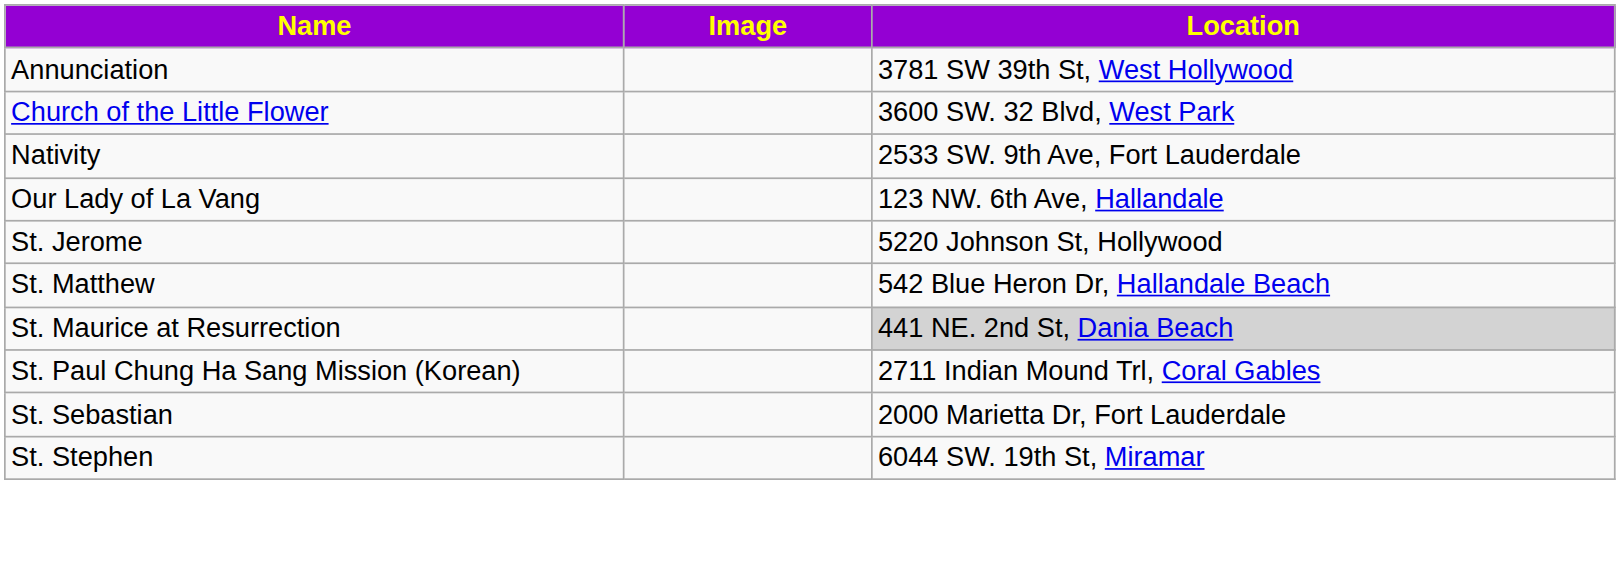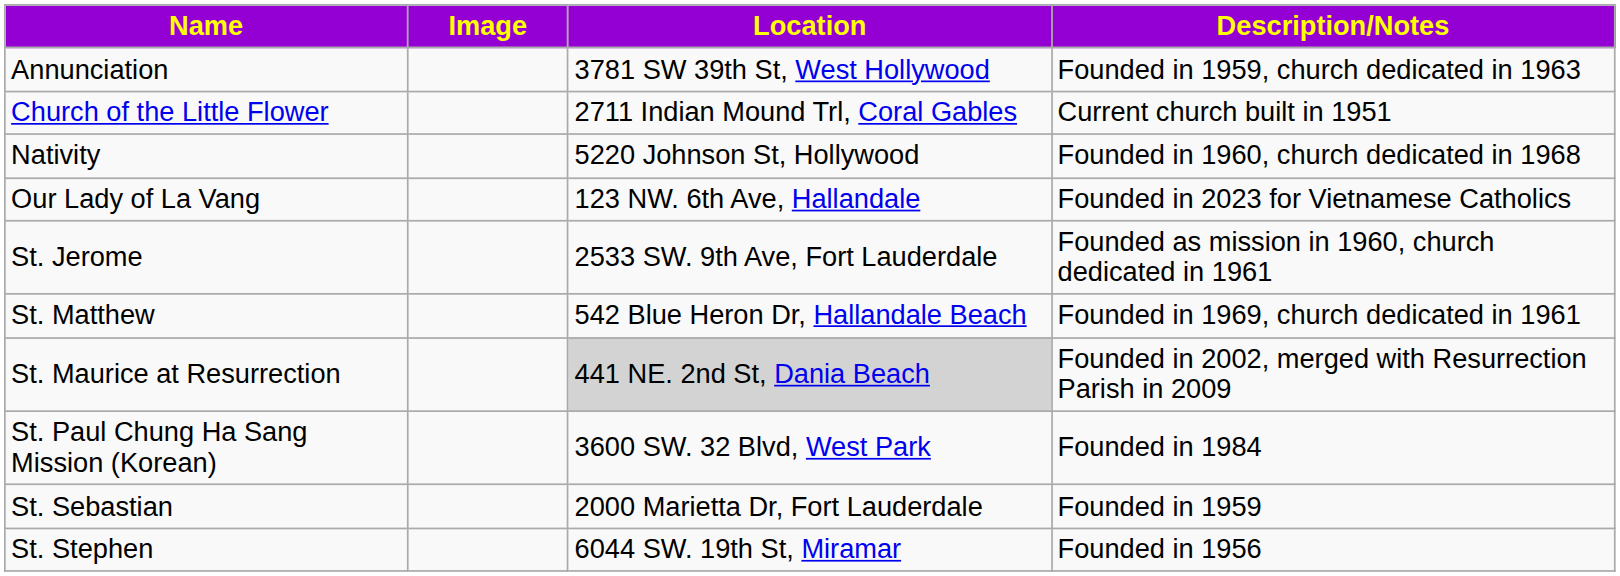+ column: (1333, 26)
(1056, 112) 3600 SW. 32 Blvd, West Park -> (796, 112) 2711 Indian Mound Trl, Coral Gables
(1089, 155) 2533 SW. 9th Ave, Fort Lauderdale -> (747, 155) 5220 Johnson St, Hollywood
(1050, 241) 5220 Johnson St, Hollywood -> (786, 257) 2533 SW. 9th Ave, Fort Lauderdale
(1099, 371) 2711 Indian Mound Trl, Coral Gables -> (753, 447) 3600 SW. 32 Blvd, West Park
